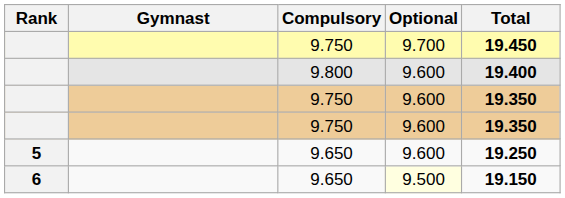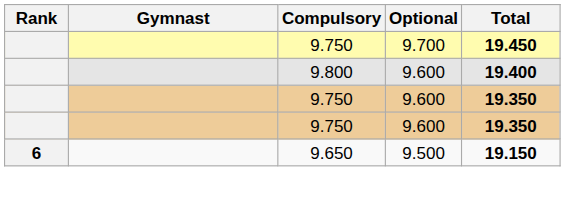- row: (37, 153)
(424, 180) lightyellow background -> (424, 153) no background
